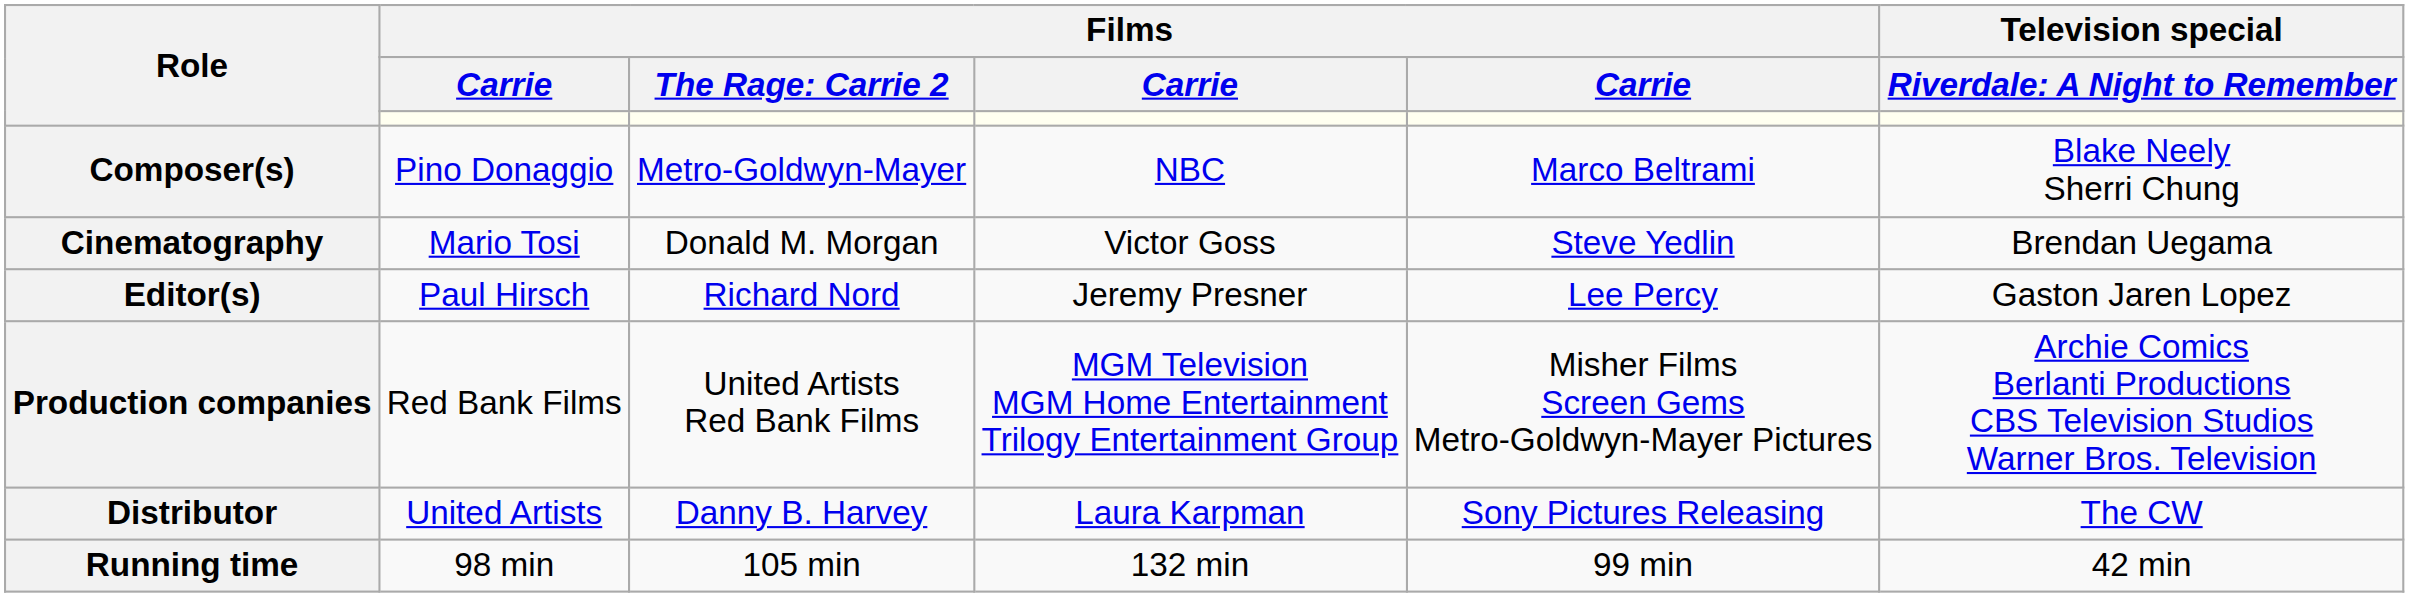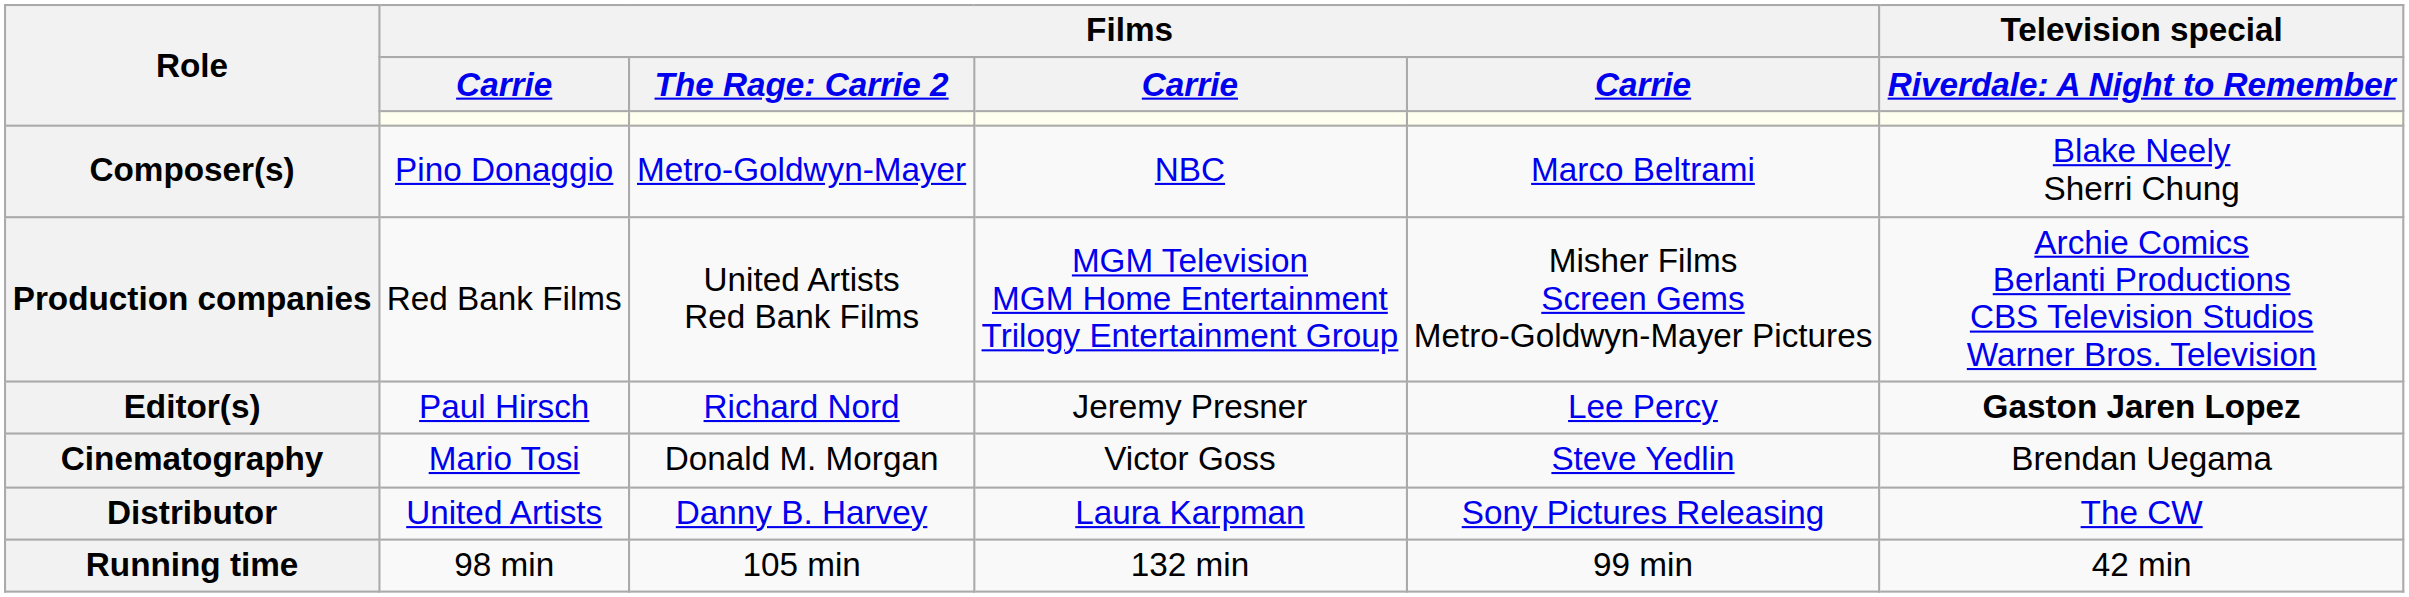rows swapped: (192, 242) <-> (192, 403)
(2142, 294) normal -> (2142, 407) bold
